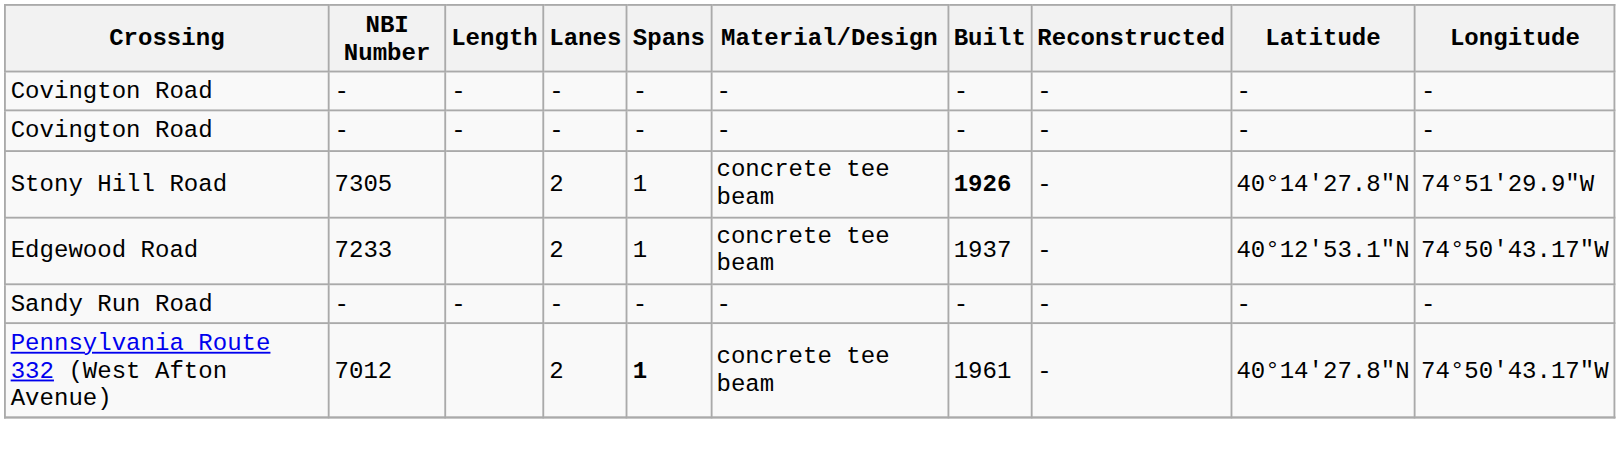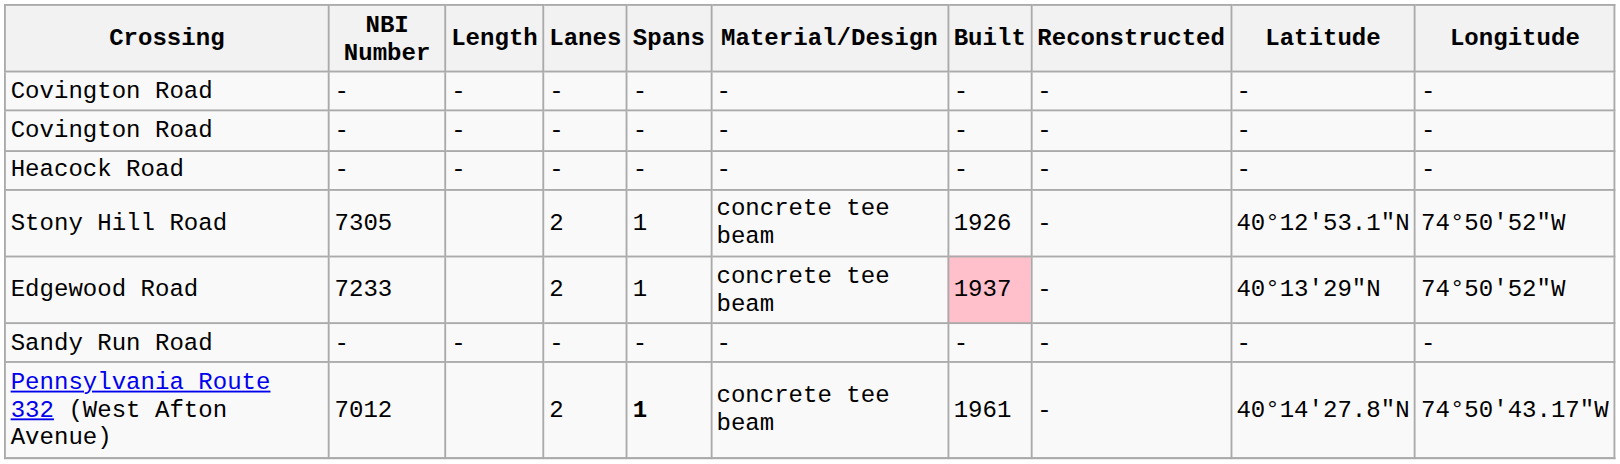+ row: (97, 170)
(983, 184) bold -> (983, 223) normal
(1323, 184) 40°14'27.8"N -> (1323, 223) 40°12'53.1"N
(1508, 184) 74°51'29.9"W -> (1493, 223) 74°50'52"W
(983, 251) no background -> (983, 290) pink background
(1323, 251) 40°12'53.1"N -> (1309, 290) 40°13'29"N
(1515, 251) 74°50'43.17"W -> (1493, 290) 74°50'52"W
